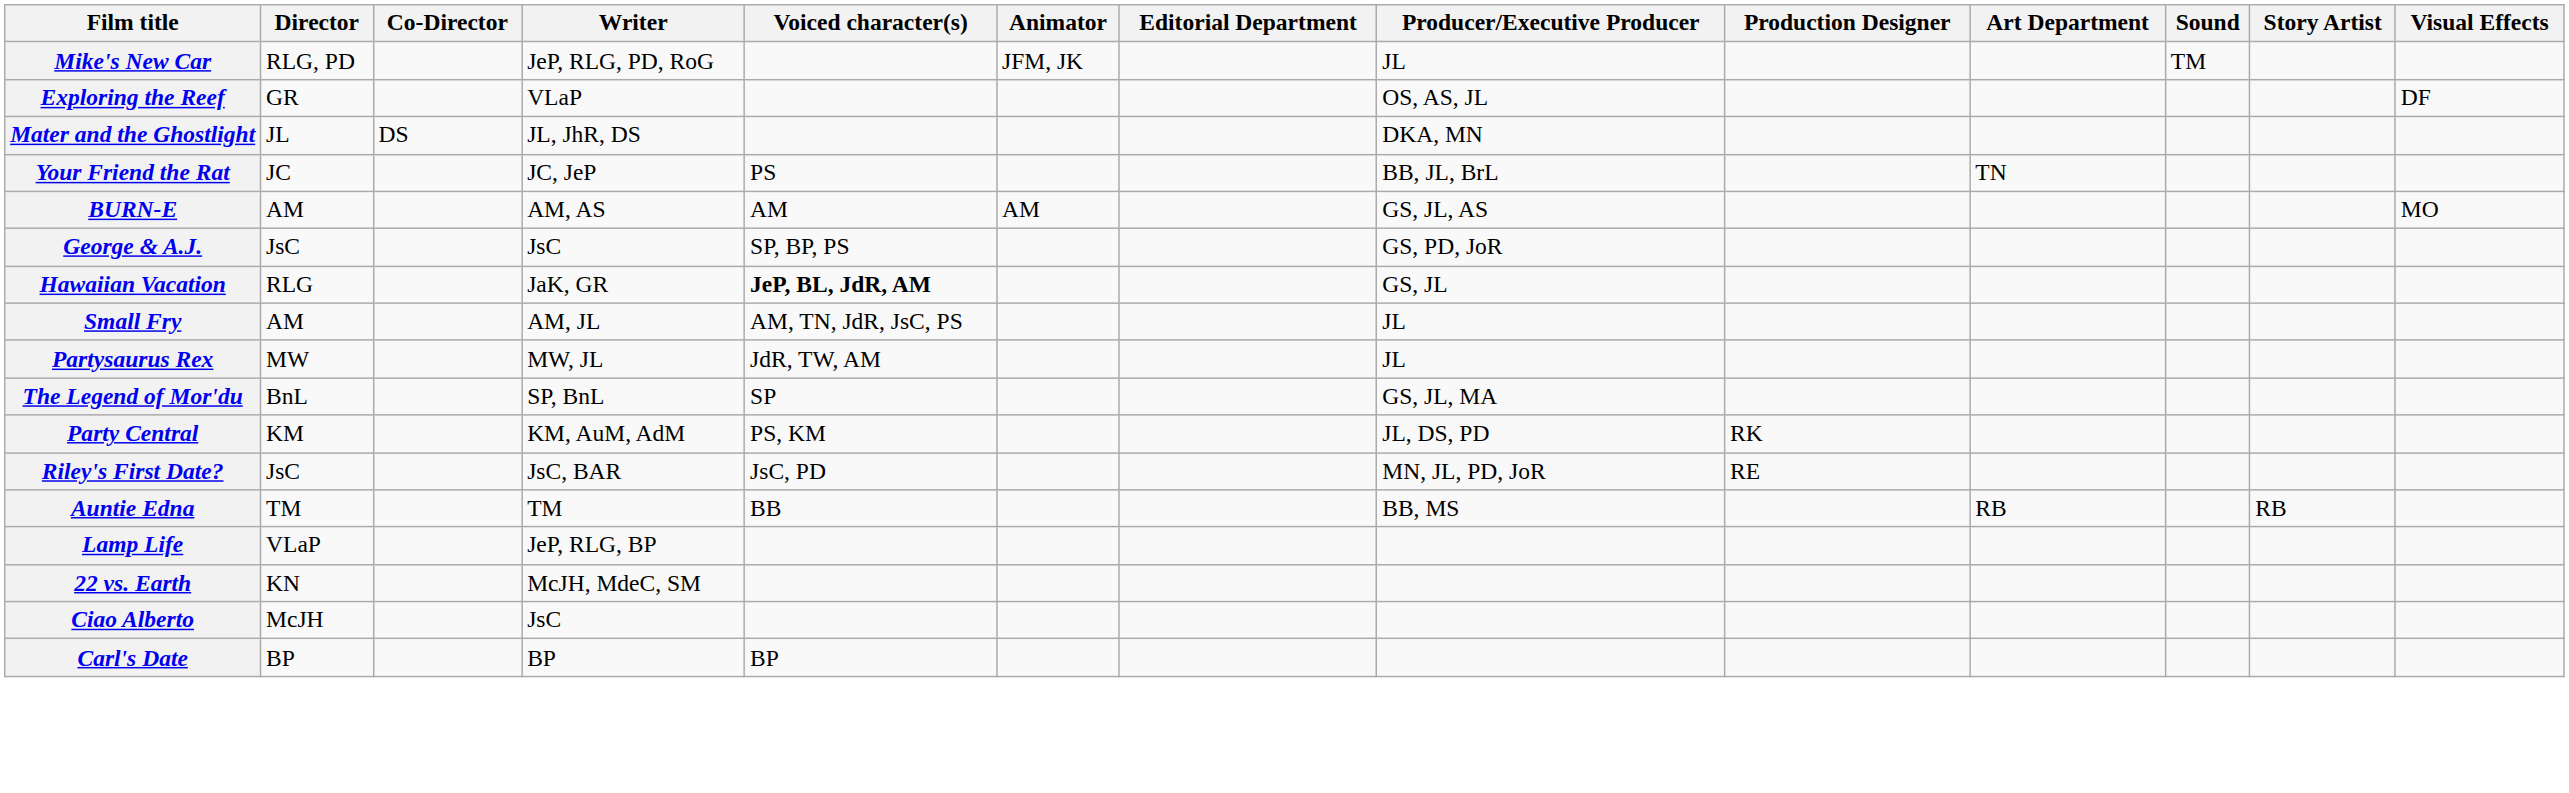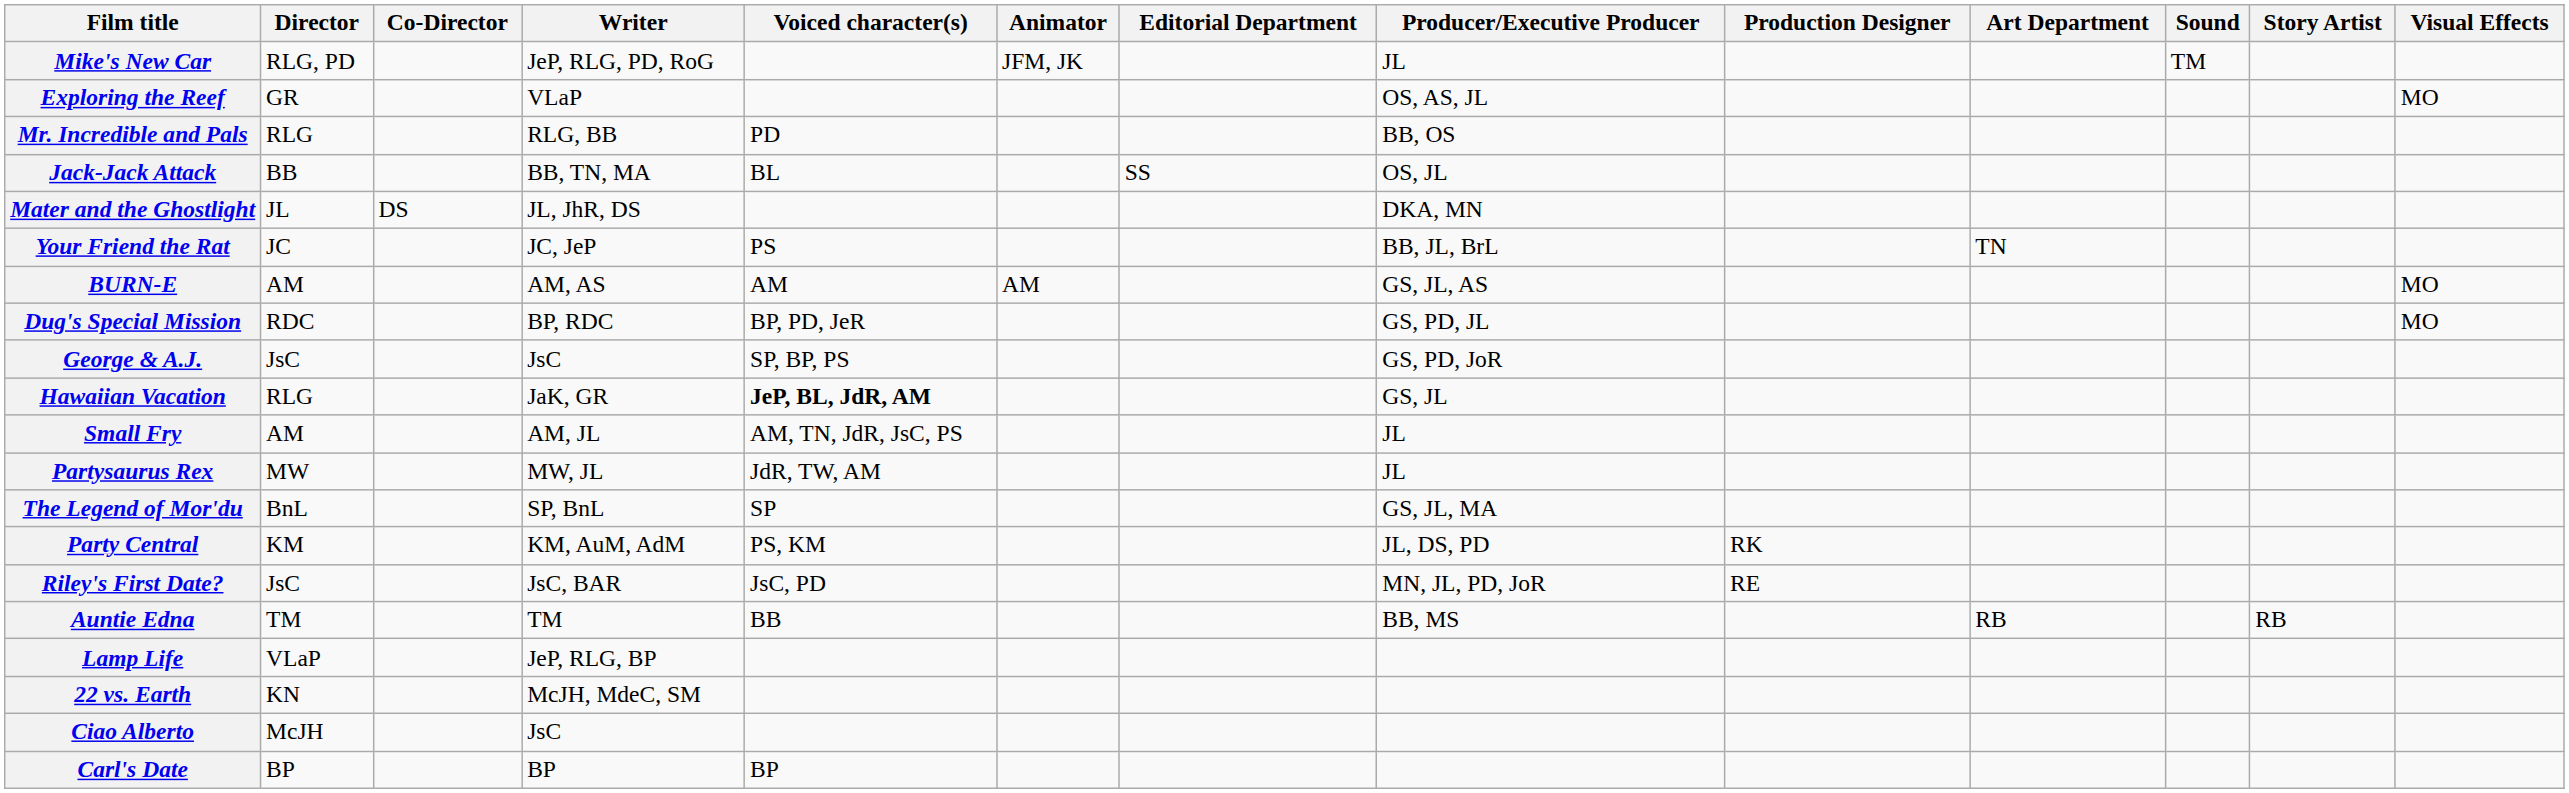(2416, 97) DF -> (2420, 97) MO
+ row: (133, 135)
+ row: (133, 172)
+ row: (133, 321)
